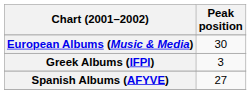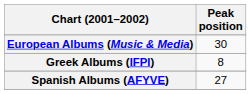(221, 62) 3 -> (221, 62) 8
